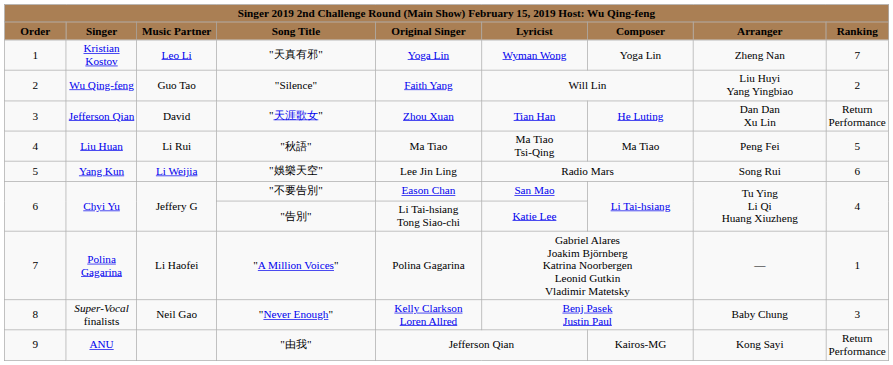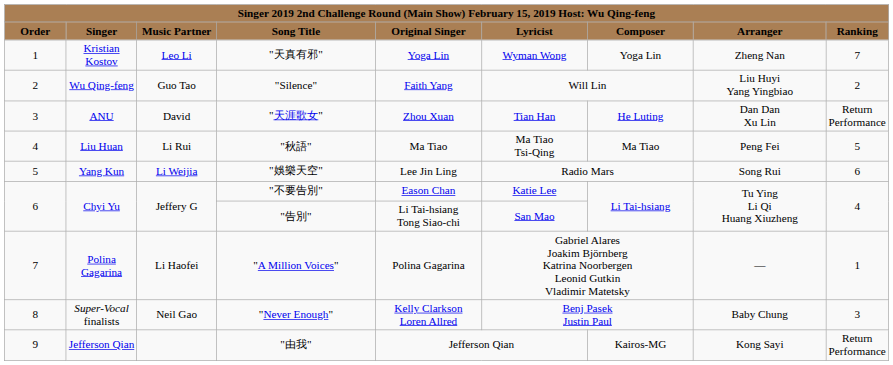(102, 115) Jefferson Qian -> (102, 115) ANU
(534, 191) San Mao -> (534, 191) Katie Lee
(534, 216) Katie Lee -> (534, 216) San Mao
(102, 345) ANU -> (102, 345) Jefferson Qian
